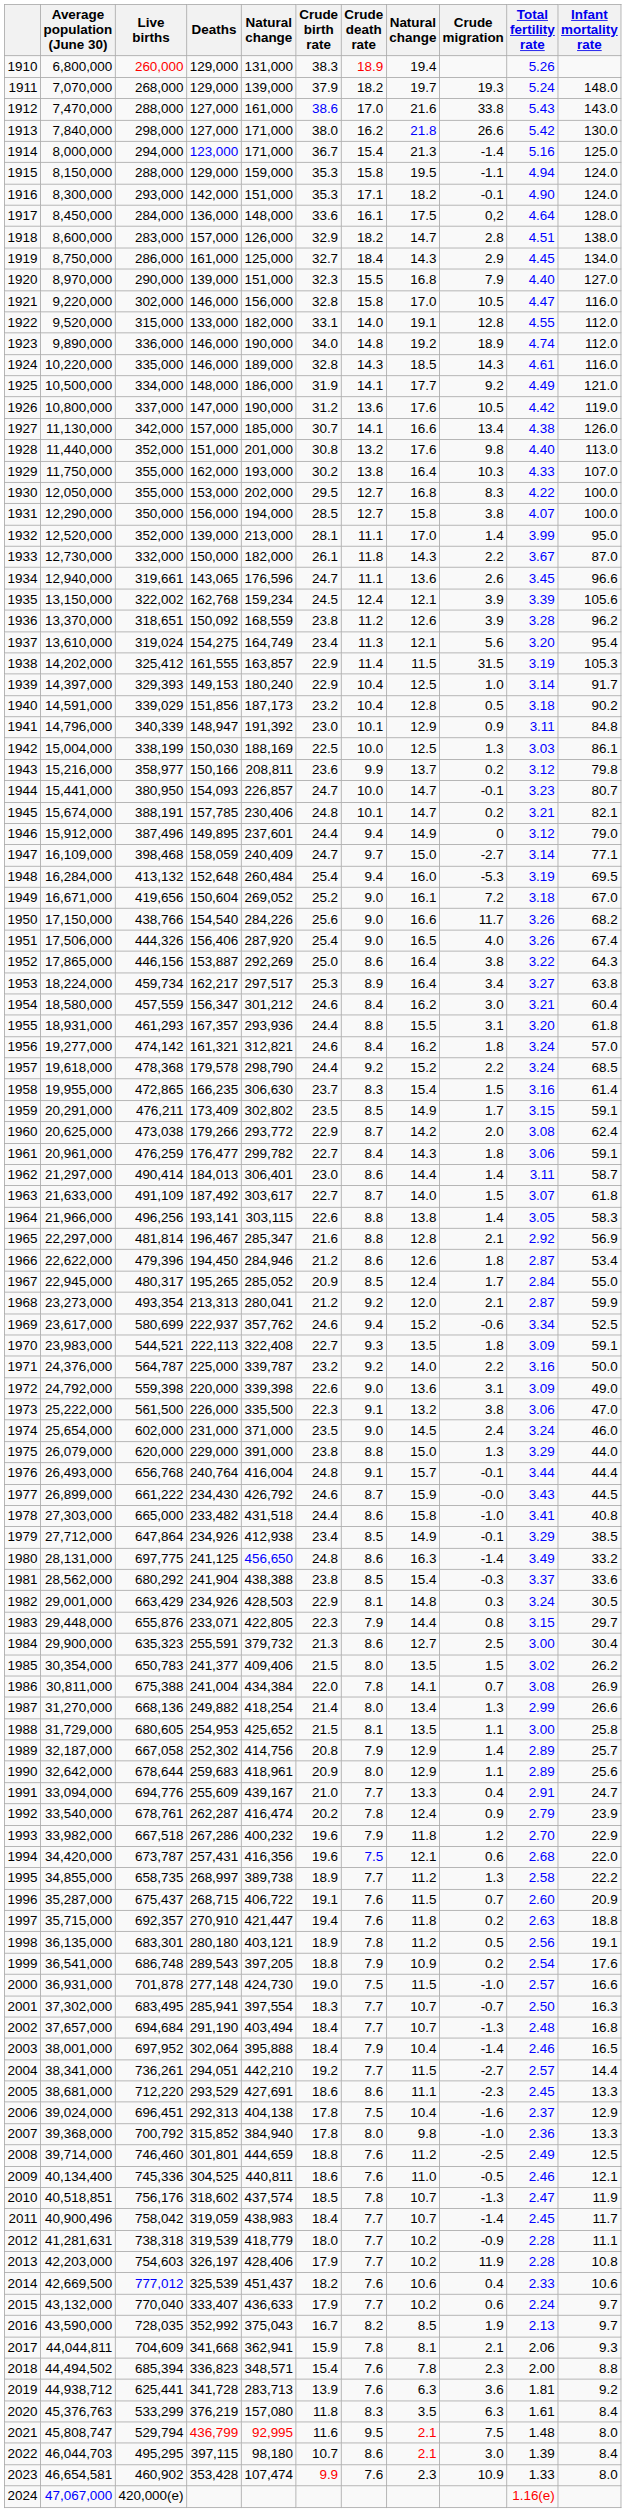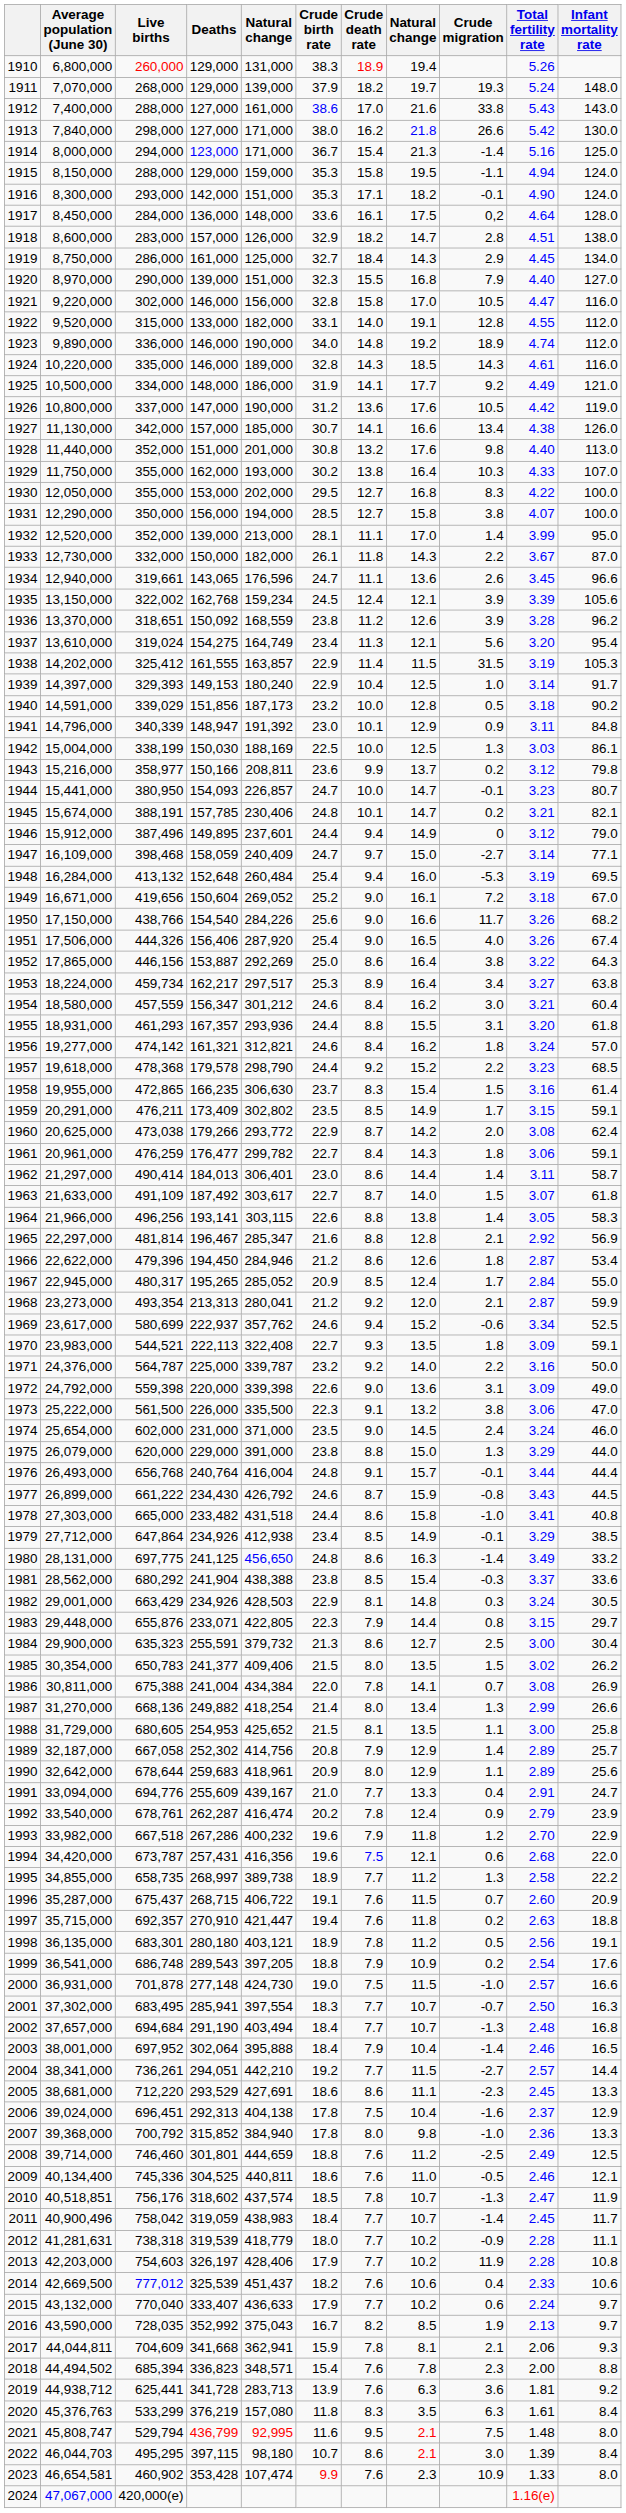(82, 109) 7,470,000 -> (82, 109) 7,400,000
(370, 706) 10.4 -> (370, 706) 10.0
(542, 1068) 3.24 -> (542, 1068) 3.23
(492, 1494) -0.0 -> (492, 1494) -0.8
